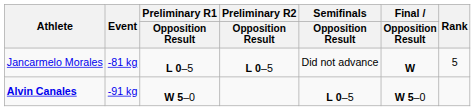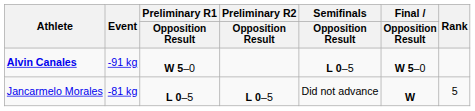rows swapped: (55, 63) <-> (42, 92)
